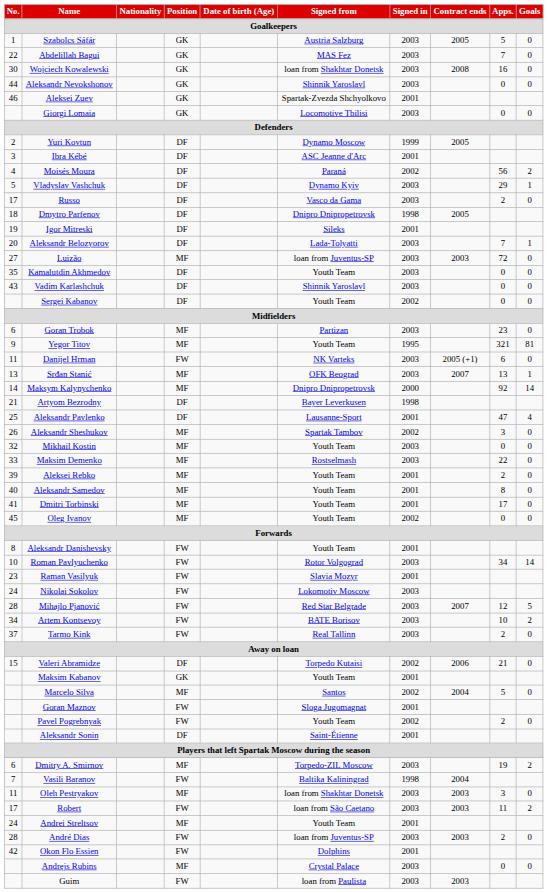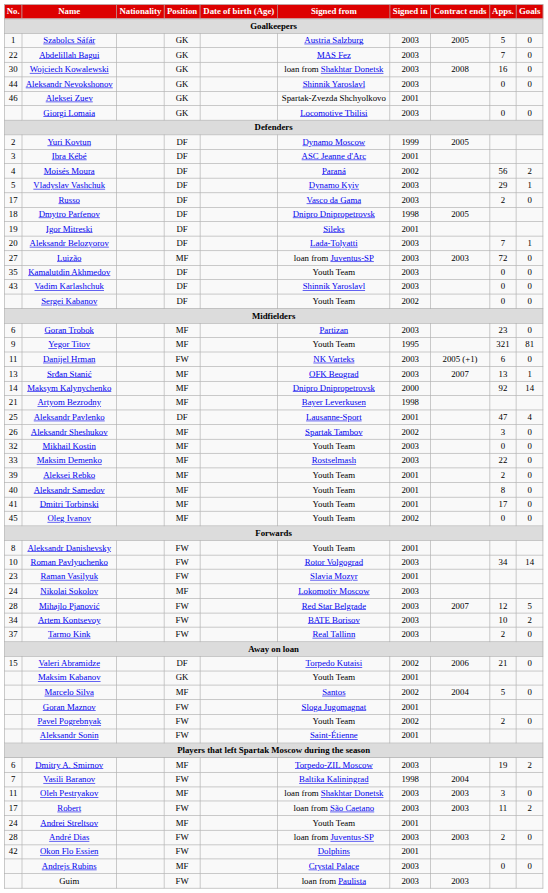(182, 403) DF -> (182, 403) MF
(182, 591) FW -> (182, 591) MF
(182, 736) DF -> (182, 736) FW
